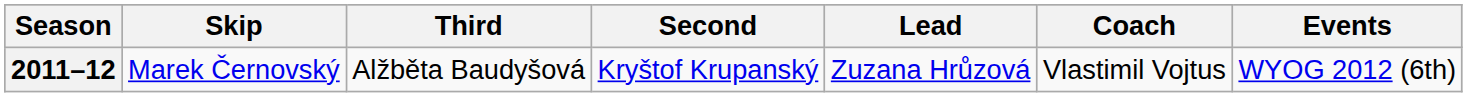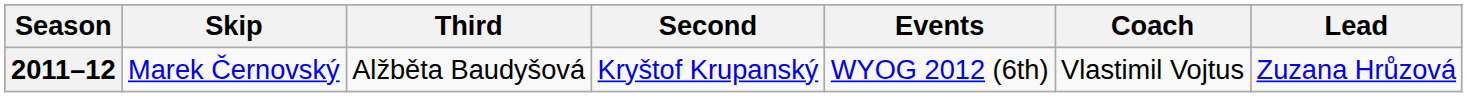columns swapped: (931, 26) <-> (1347, 26)
